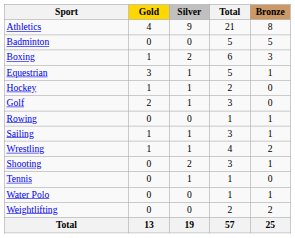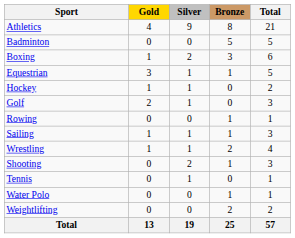columns swapped: (270, 12) <-> (230, 12)
